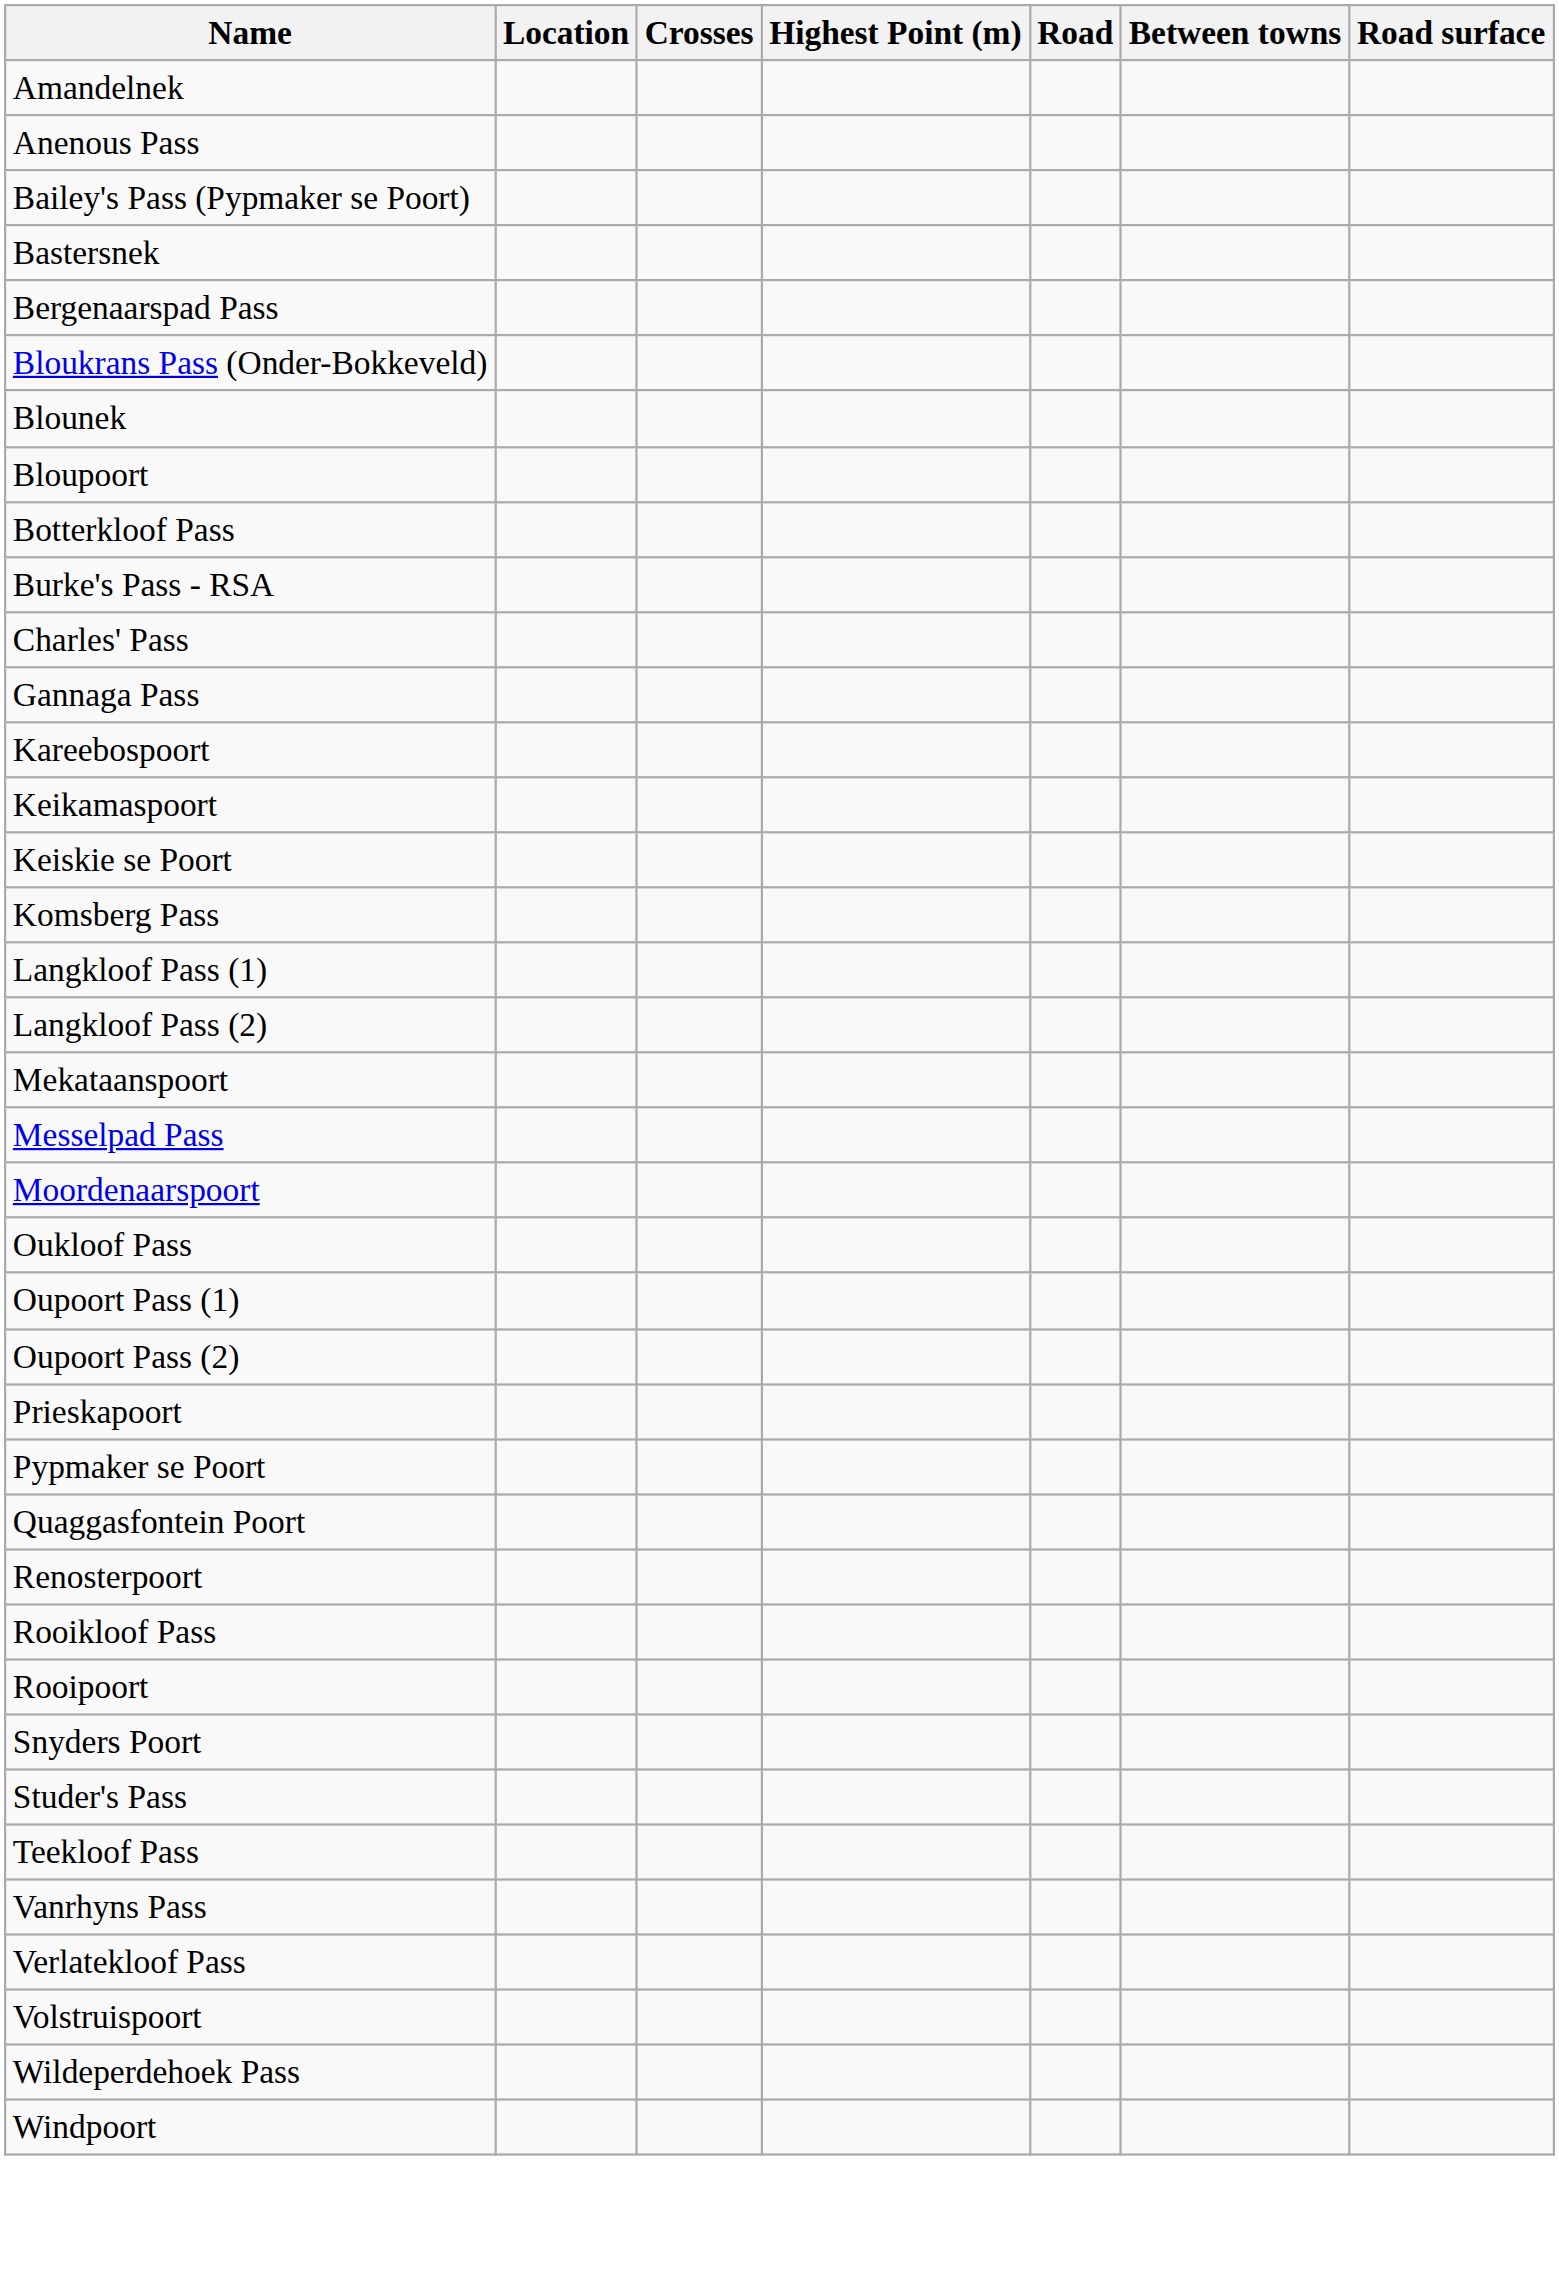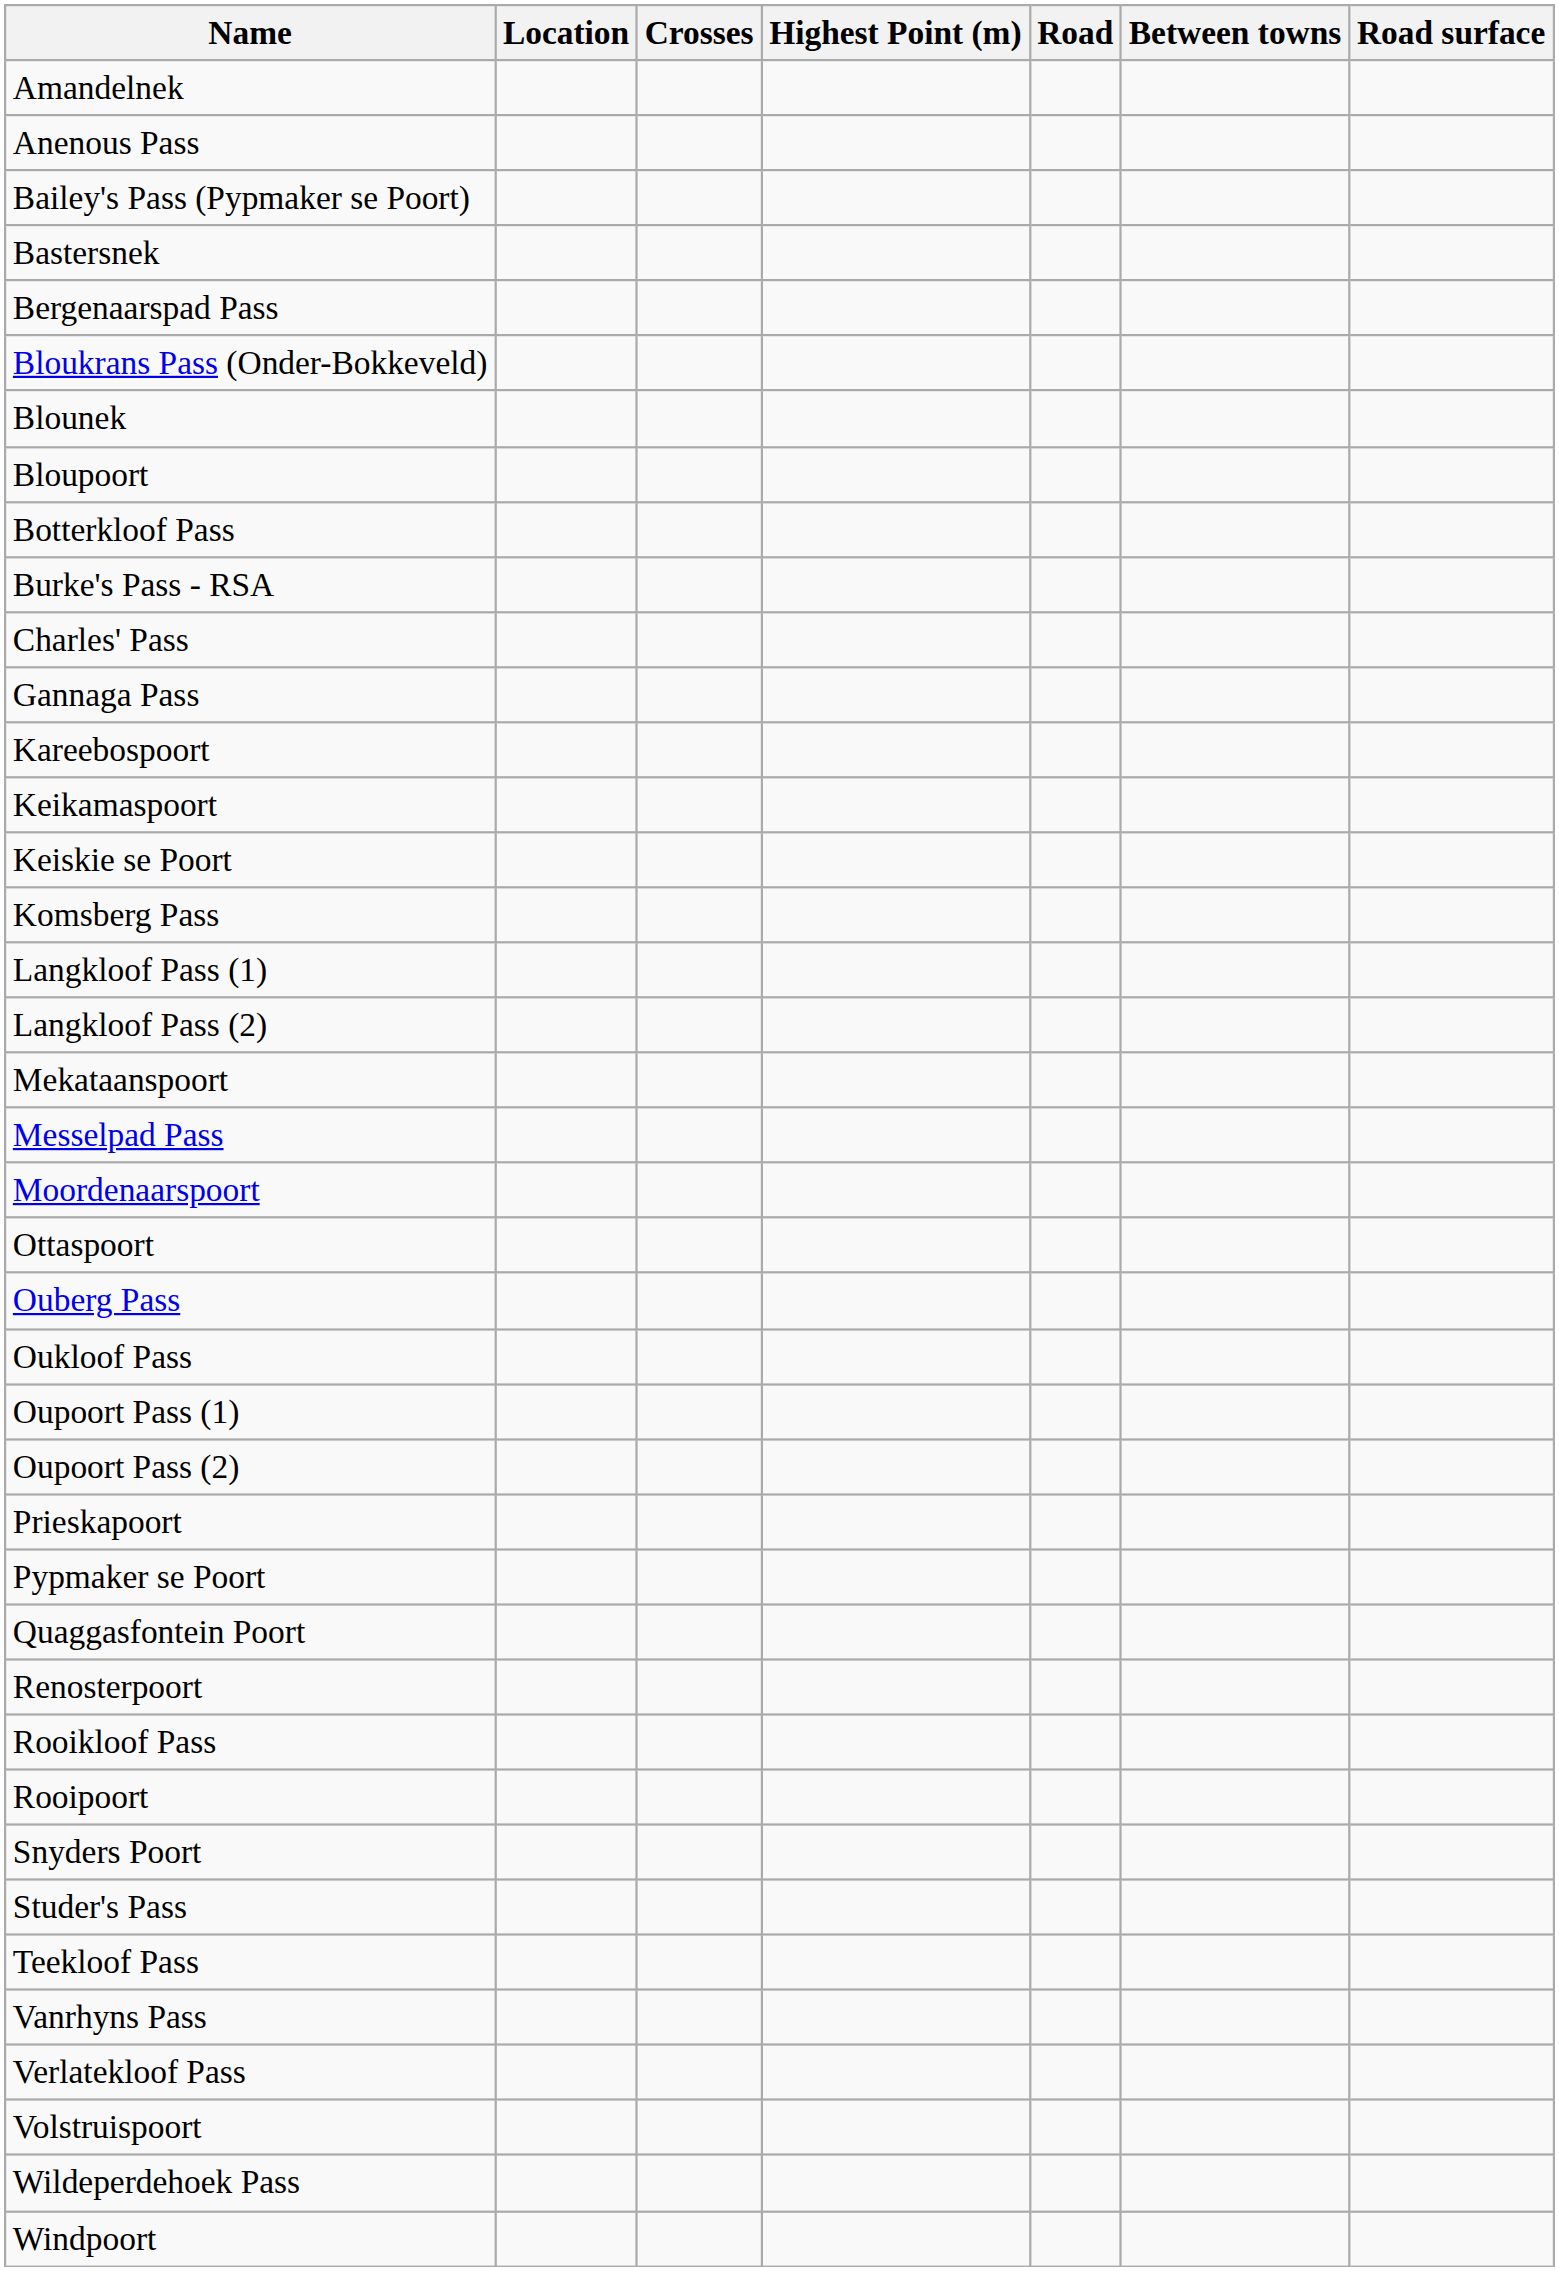+ row: (83, 1245)
+ row: (97, 1300)
